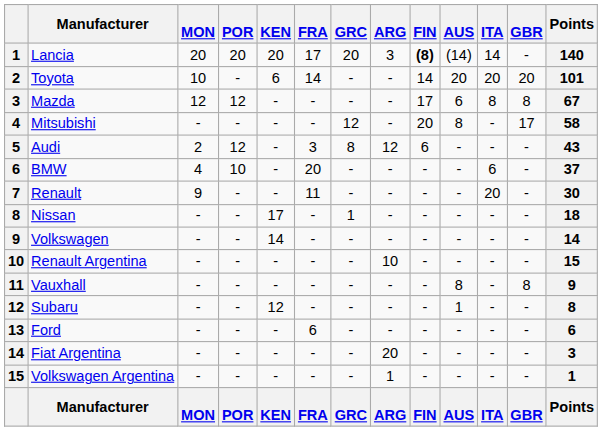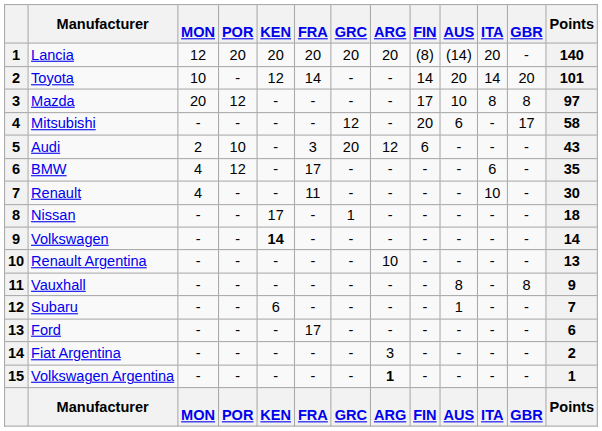(198, 55) 20 -> (198, 55) 12
(313, 55) 17 -> (313, 55) 20
(390, 55) 3 -> (390, 55) 20
(425, 55) bold -> (425, 55) normal
(492, 55) 14 -> (492, 55) 20
(276, 78) 6 -> (276, 78) 12
(492, 78) 20 -> (492, 78) 14
(198, 100) 12 -> (198, 100) 20
(459, 100) 6 -> (459, 100) 10
(572, 100) 67 -> (572, 100) 97
(459, 123) 8 -> (459, 123) 6
(238, 146) 12 -> (238, 146) 10
(351, 146) 8 -> (351, 146) 20
(238, 169) 10 -> (238, 169) 12
(313, 169) 20 -> (313, 169) 17
(572, 169) 37 -> (572, 169) 35
(198, 192) 9 -> (198, 192) 4
(492, 192) 20 -> (492, 192) 10
(276, 238) normal -> (276, 238) bold
(572, 261) 15 -> (572, 261) 13
(276, 307) 12 -> (276, 307) 6
(572, 307) 8 -> (572, 307) 7
(313, 330) 6 -> (313, 330) 17
(390, 353) 20 -> (390, 353) 3
(572, 353) 3 -> (572, 353) 2
(390, 376) normal -> (390, 376) bold
